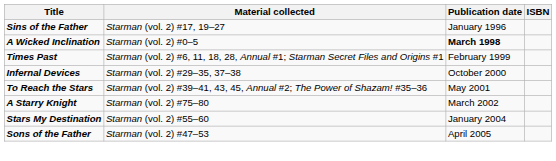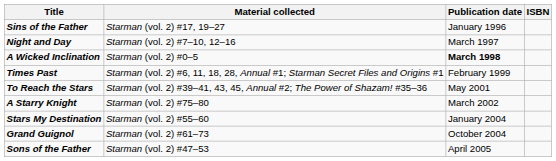+ row: (39, 42)
- row: (43, 73)
+ row: (40, 133)
